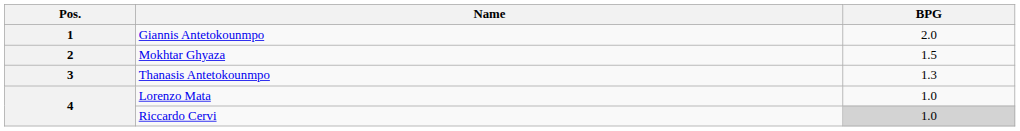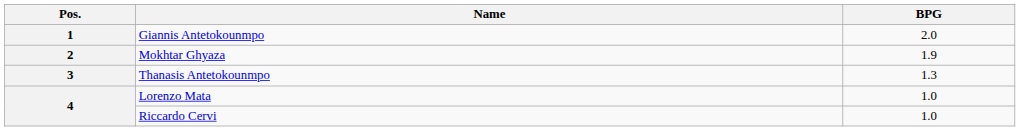(929, 55) 1.5 -> (929, 55) 1.9
(929, 116) lightgrey background -> (929, 116) no background
